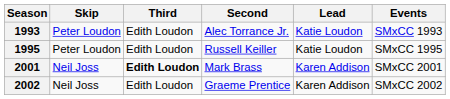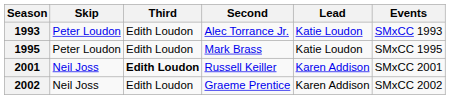(240, 49) Russell Keiller -> (233, 49) Mark Brass
(233, 67) Mark Brass -> (240, 67) Russell Keiller
